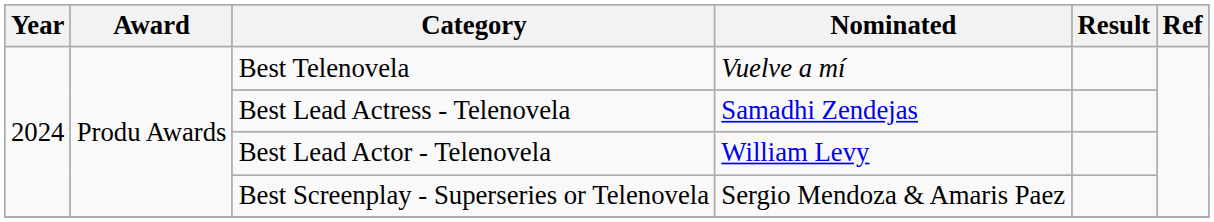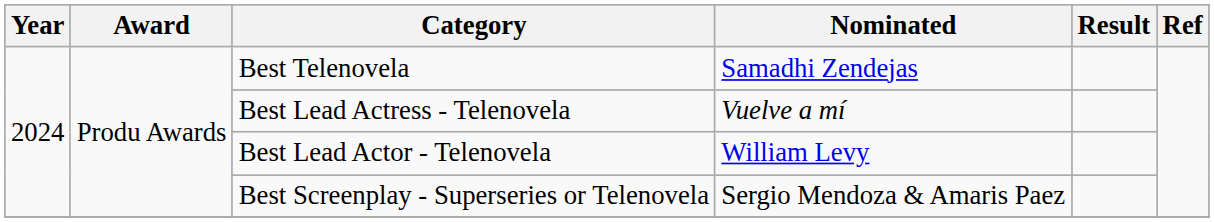(783, 68) Vuelve a mí -> (820, 68) Samadhi Zendejas
(820, 110) Samadhi Zendejas -> (783, 110) Vuelve a mí
